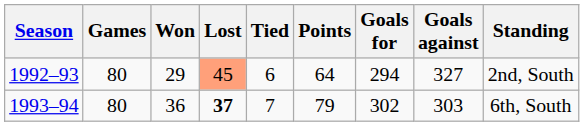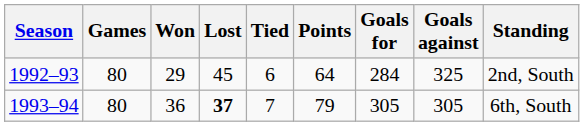(223, 74) lightsalmon background -> (223, 74) no background
(385, 74) 294 -> (385, 74) 284
(448, 74) 327 -> (448, 74) 325
(385, 105) 302 -> (385, 105) 305
(448, 105) 303 -> (448, 105) 305
